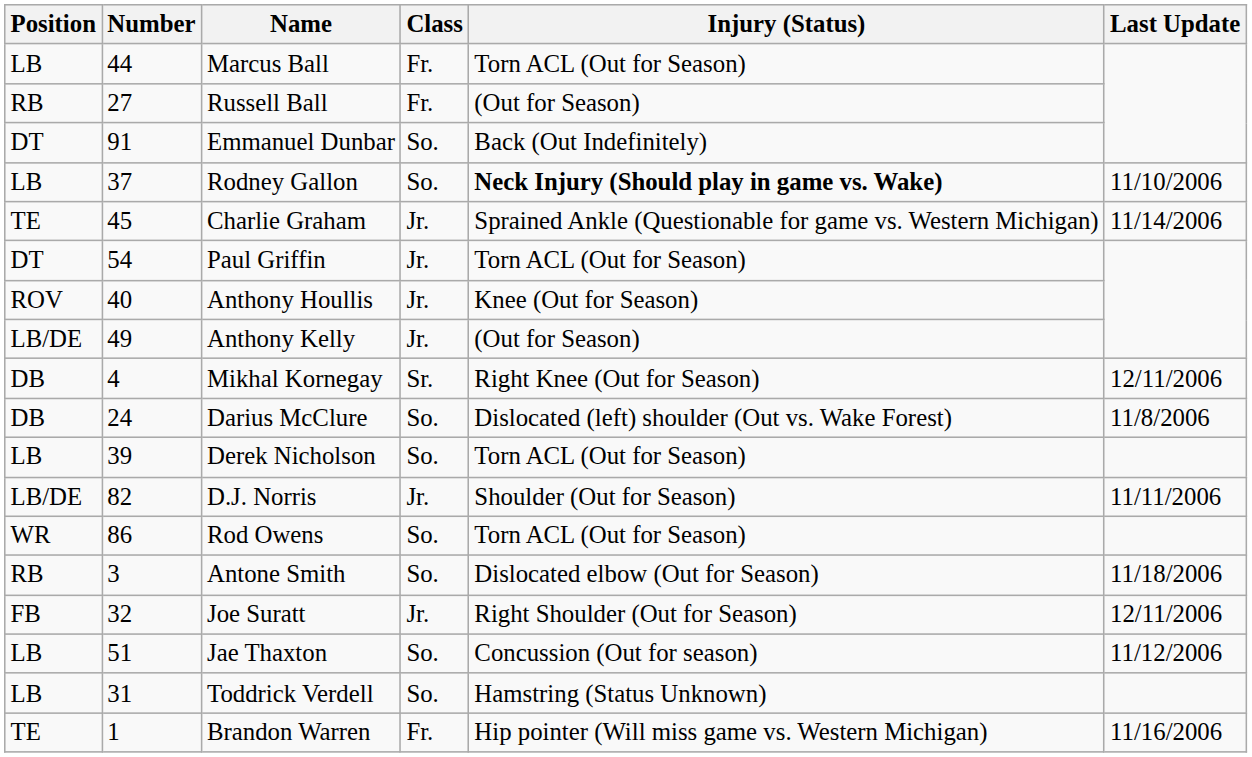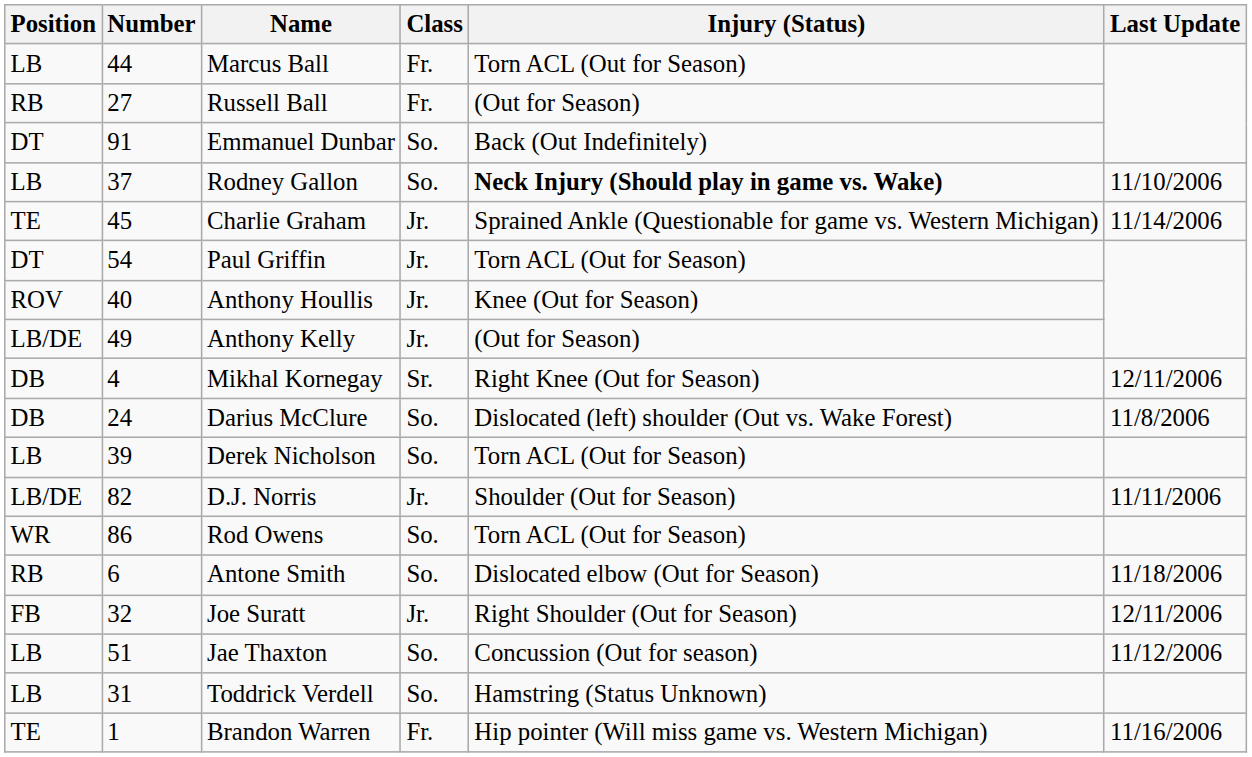(114, 574) 3 -> (114, 574) 6
